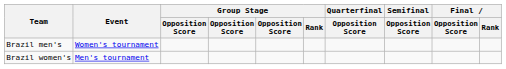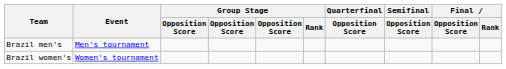(117, 44) Women's tournament -> (112, 44) Men's tournament
(112, 57) Men's tournament -> (117, 57) Women's tournament
